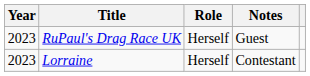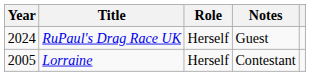(22, 37) 2023 -> (22, 37) 2024
(22, 60) 2023 -> (22, 60) 2005
